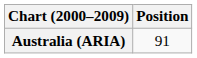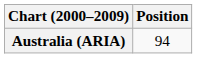(162, 40) 91 -> (162, 40) 94
